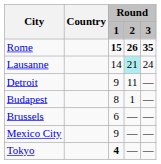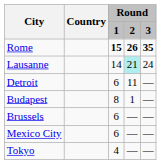(116, 82) 9 -> (116, 82) 6
(116, 133) 9 -> (116, 133) 6
(116, 151) bold -> (116, 151) normal
